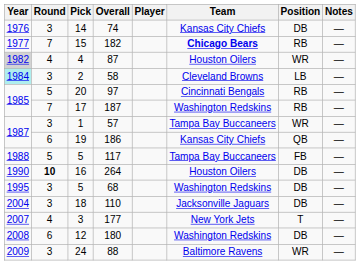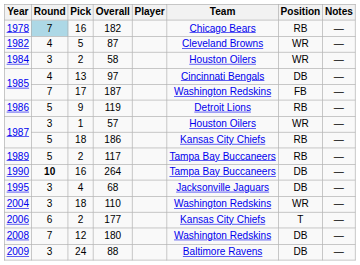- row: (113, 28)
(18, 44) 1977 -> (18, 28) 1978
(50, 44) no background -> (50, 28) lightblue background
(81, 44) 15 -> (81, 28) 16
(223, 44) bold -> (223, 28) normal
(18, 60) lightgrey background -> (18, 44) no background
(81, 60) 4 -> (81, 44) 5
(223, 60) Houston Oilers -> (223, 44) Cleveland Browns
(18, 76) paleturquoise background -> (18, 60) no background
(223, 76) Cleveland Browns -> (223, 60) Houston Oilers
(300, 76) LB -> (300, 60) WR
(50, 92) 5 -> (50, 76) 4
(81, 92) 20 -> (81, 76) 13
(300, 92) RB -> (300, 76) DB
(300, 108) RB -> (300, 92) FB
+ row: (113, 108)
(223, 124) Tampa Bay Buccaneers -> (223, 124) Houston Oilers
(50, 140) 6 -> (50, 140) 5
(81, 140) 19 -> (81, 140) 18
(300, 140) QB -> (300, 140) RB
(18, 156) 1988 -> (18, 156) 1989
(81, 156) 5 -> (81, 156) 2
(300, 156) FB -> (300, 156) RB
(223, 172) Houston Oilers -> (223, 172) Tampa Bay Buccaneers
(81, 188) 5 -> (81, 188) 4
(223, 188) Washington Redskins -> (223, 188) Jacksonville Jaguars
(223, 204) Jacksonville Jaguars -> (223, 204) Washington Redskins
(300, 204) DB -> (300, 204) WR
(18, 220) 2007 -> (18, 220) 2006
(50, 220) 4 -> (50, 220) 6
(81, 220) 3 -> (81, 220) 2
(223, 220) New York Jets -> (223, 220) Kansas City Chiefs
(50, 236) 6 -> (50, 236) 7
(300, 252) WR -> (300, 252) DB
